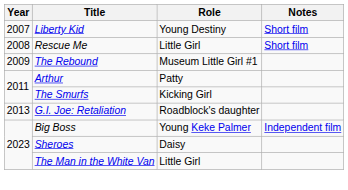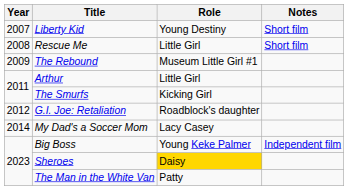(171, 78) Patty -> (180, 78) Little Girl
(18, 111) 2013 -> (18, 111) 2012
+ row: (91, 128)
(172, 144) no background -> (172, 161) gold background
(180, 161) Little Girl -> (171, 177) Patty
